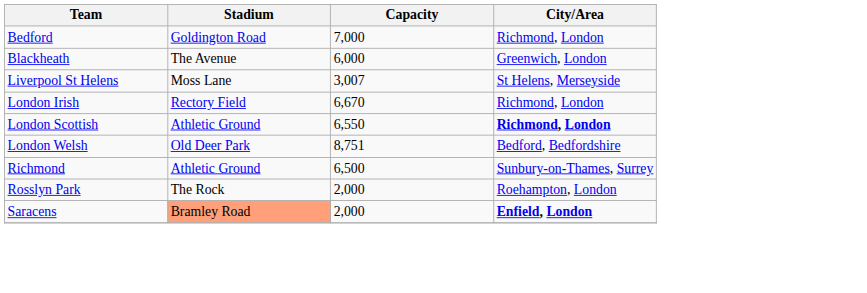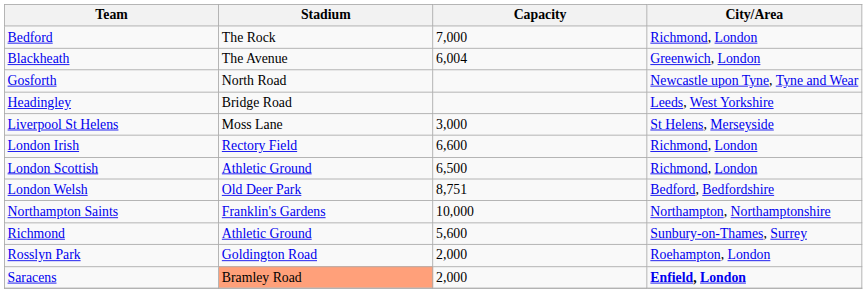(218, 37) Goldington Road -> (249, 37) The Rock
(349, 59) 6,000 -> (452, 59) 6,004
+ row: (32, 80)
+ row: (39, 102)
(349, 80) 3,007 -> (452, 124) 3,000
(349, 102) 6,670 -> (452, 146) 6,600
(349, 124) 6,550 -> (452, 168) 6,500
(554, 124) bold -> (704, 168) normal
+ row: (63, 211)
(349, 168) 6,500 -> (452, 233) 5,600
(198, 189) The Rock -> (269, 255) Goldington Road
